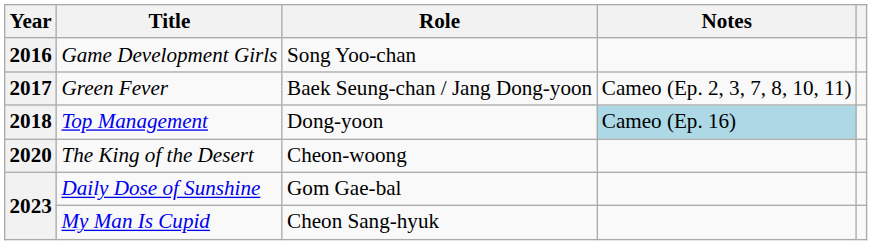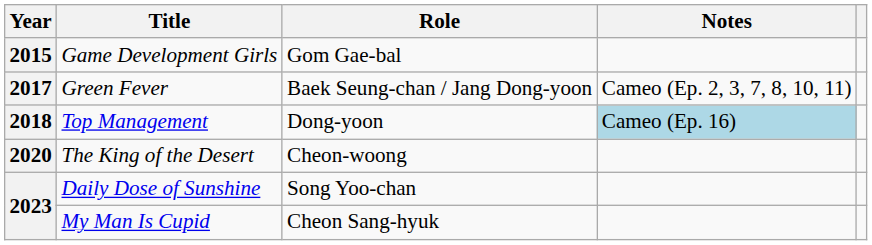(31, 54) 2016 -> (31, 54) 2015
(352, 54) Song Yoo-chan -> (344, 54) Gom Gae-bal
(344, 188) Gom Gae-bal -> (352, 188) Song Yoo-chan
